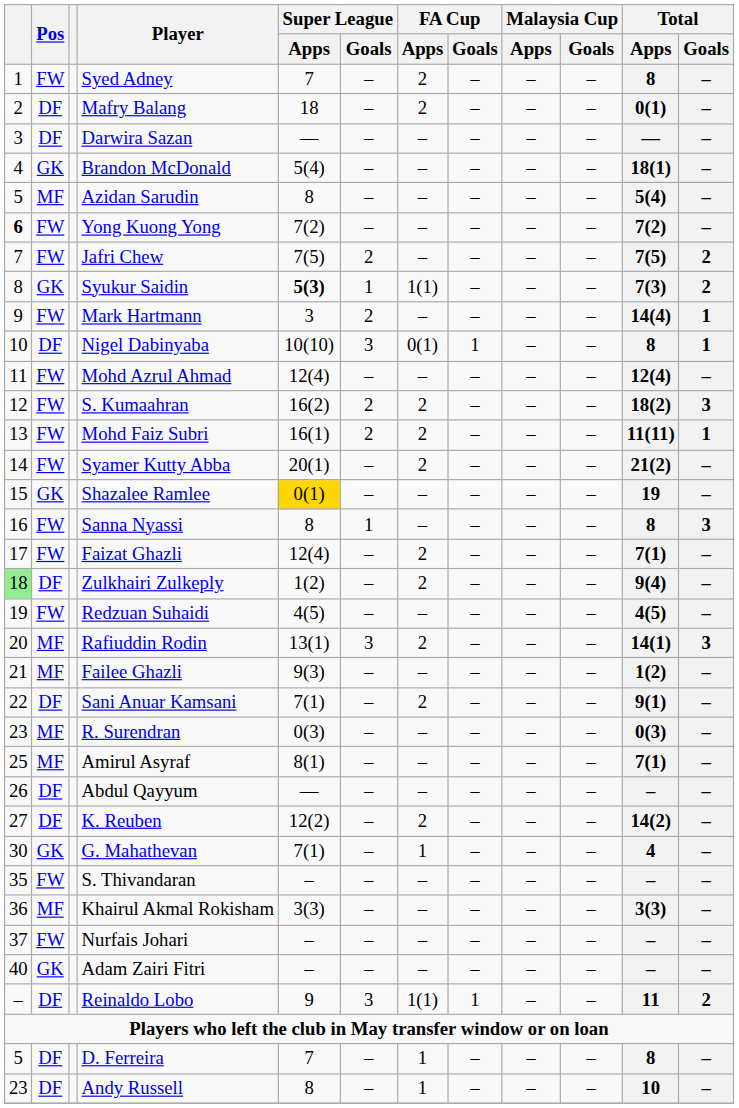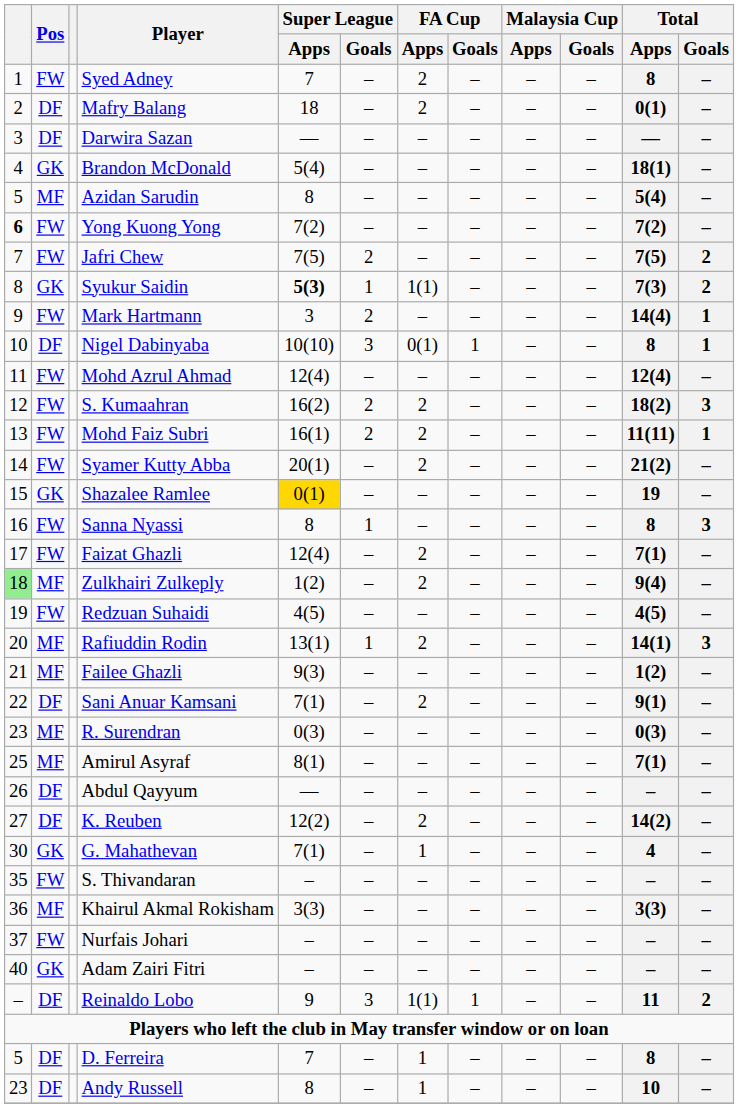(50, 583) DF -> (50, 583) MF
(369, 642) 3 -> (369, 642) 1
